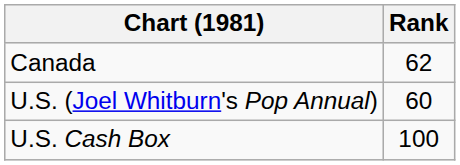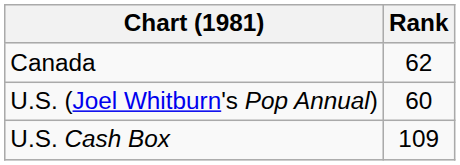(419, 139) 100 -> (419, 139) 109
